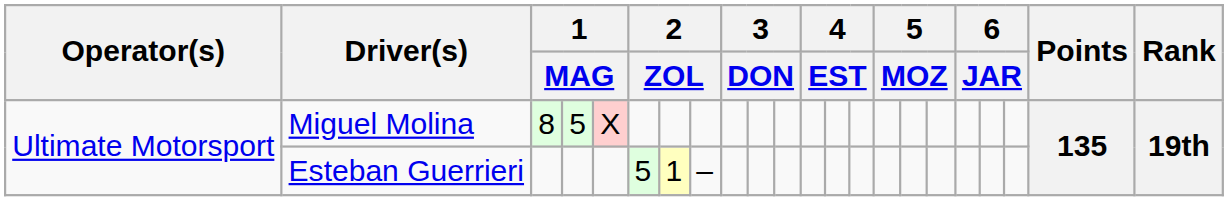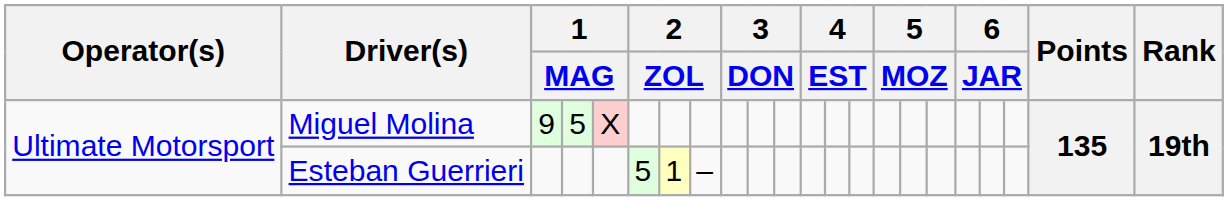(547, 123) 8 -> (547, 123) 9
